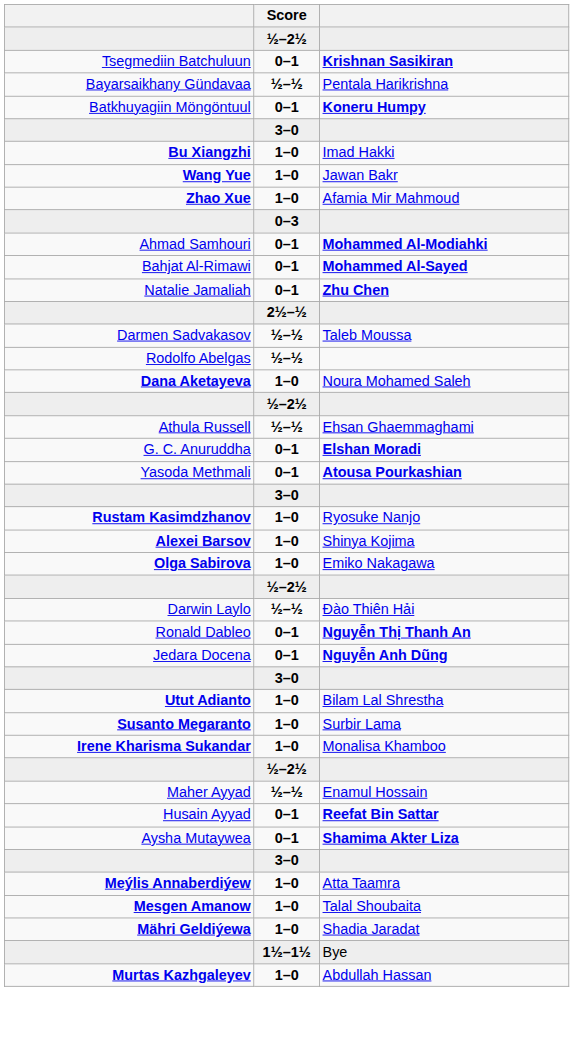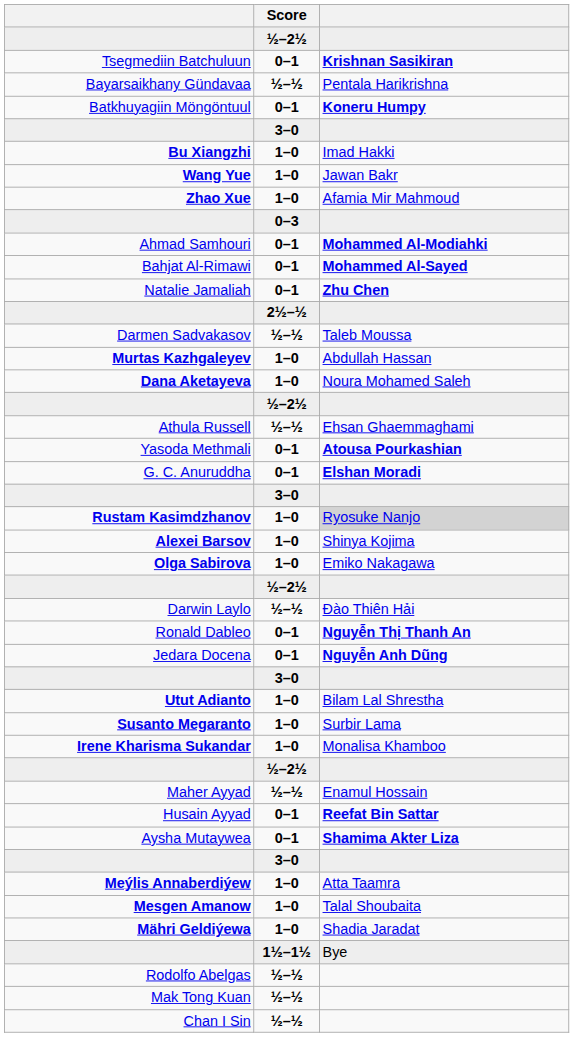rows swapped: (182, 975) <-> (198, 358)
rows swapped: (197, 449) <-> (196, 472)
(371, 518) no background -> (371, 518) lightgrey background
+ row: (201, 997)
+ row: (217, 1020)
